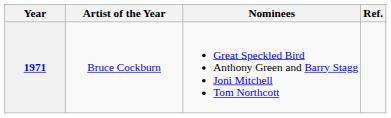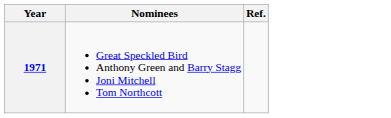- column: (124, 13)
